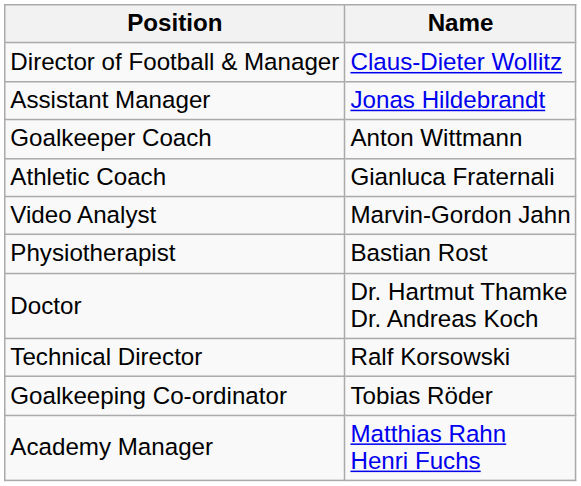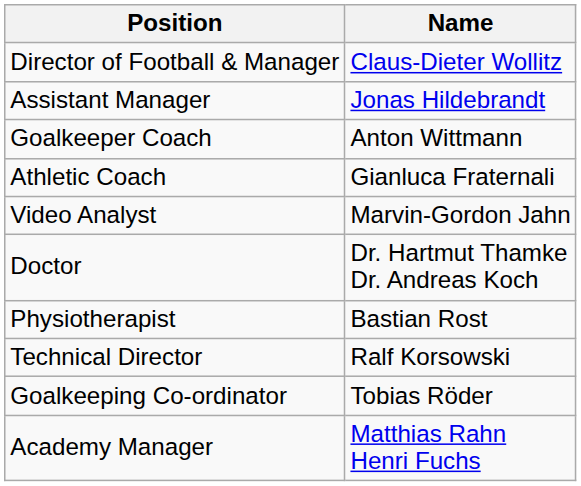rows swapped: (46, 305) <-> (93, 253)
